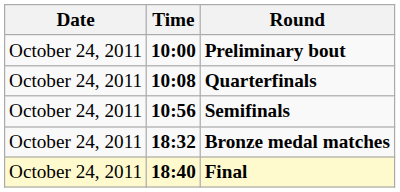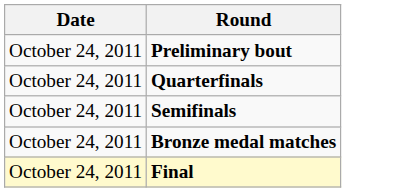- column: (173, 19)
